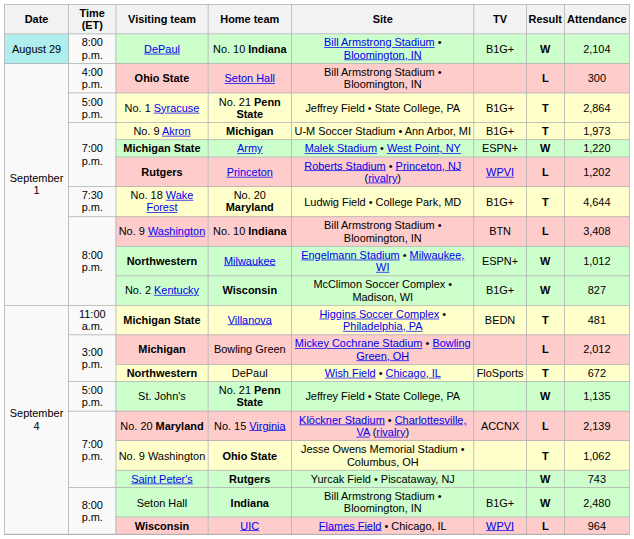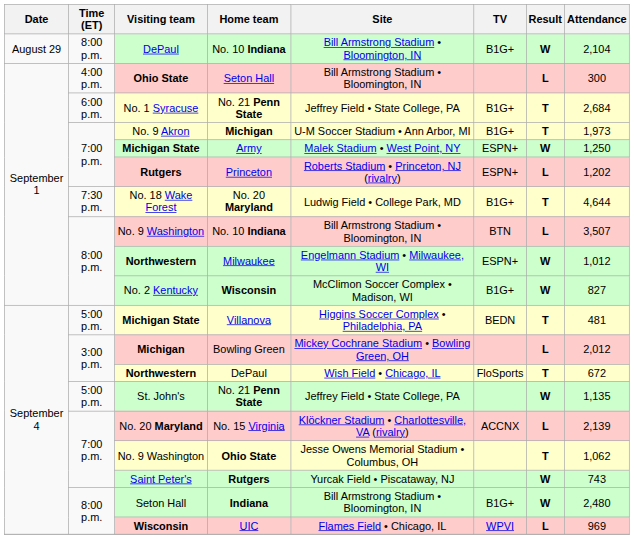(37, 49) paleturquoise background -> (37, 49) no background
(92, 108) 5:00 p.m. -> (92, 108) 6:00 p.m.
(597, 108) 2,864 -> (597, 108) 2,684
(597, 149) 1,220 -> (597, 149) 1,250
(500, 172) WPVI -> (500, 172) ESPN+
(597, 231) 3,408 -> (597, 231) 3,507
(92, 320) 11:00 a.m. -> (92, 320) 5:00 p.m.
(597, 526) 964 -> (597, 526) 969
